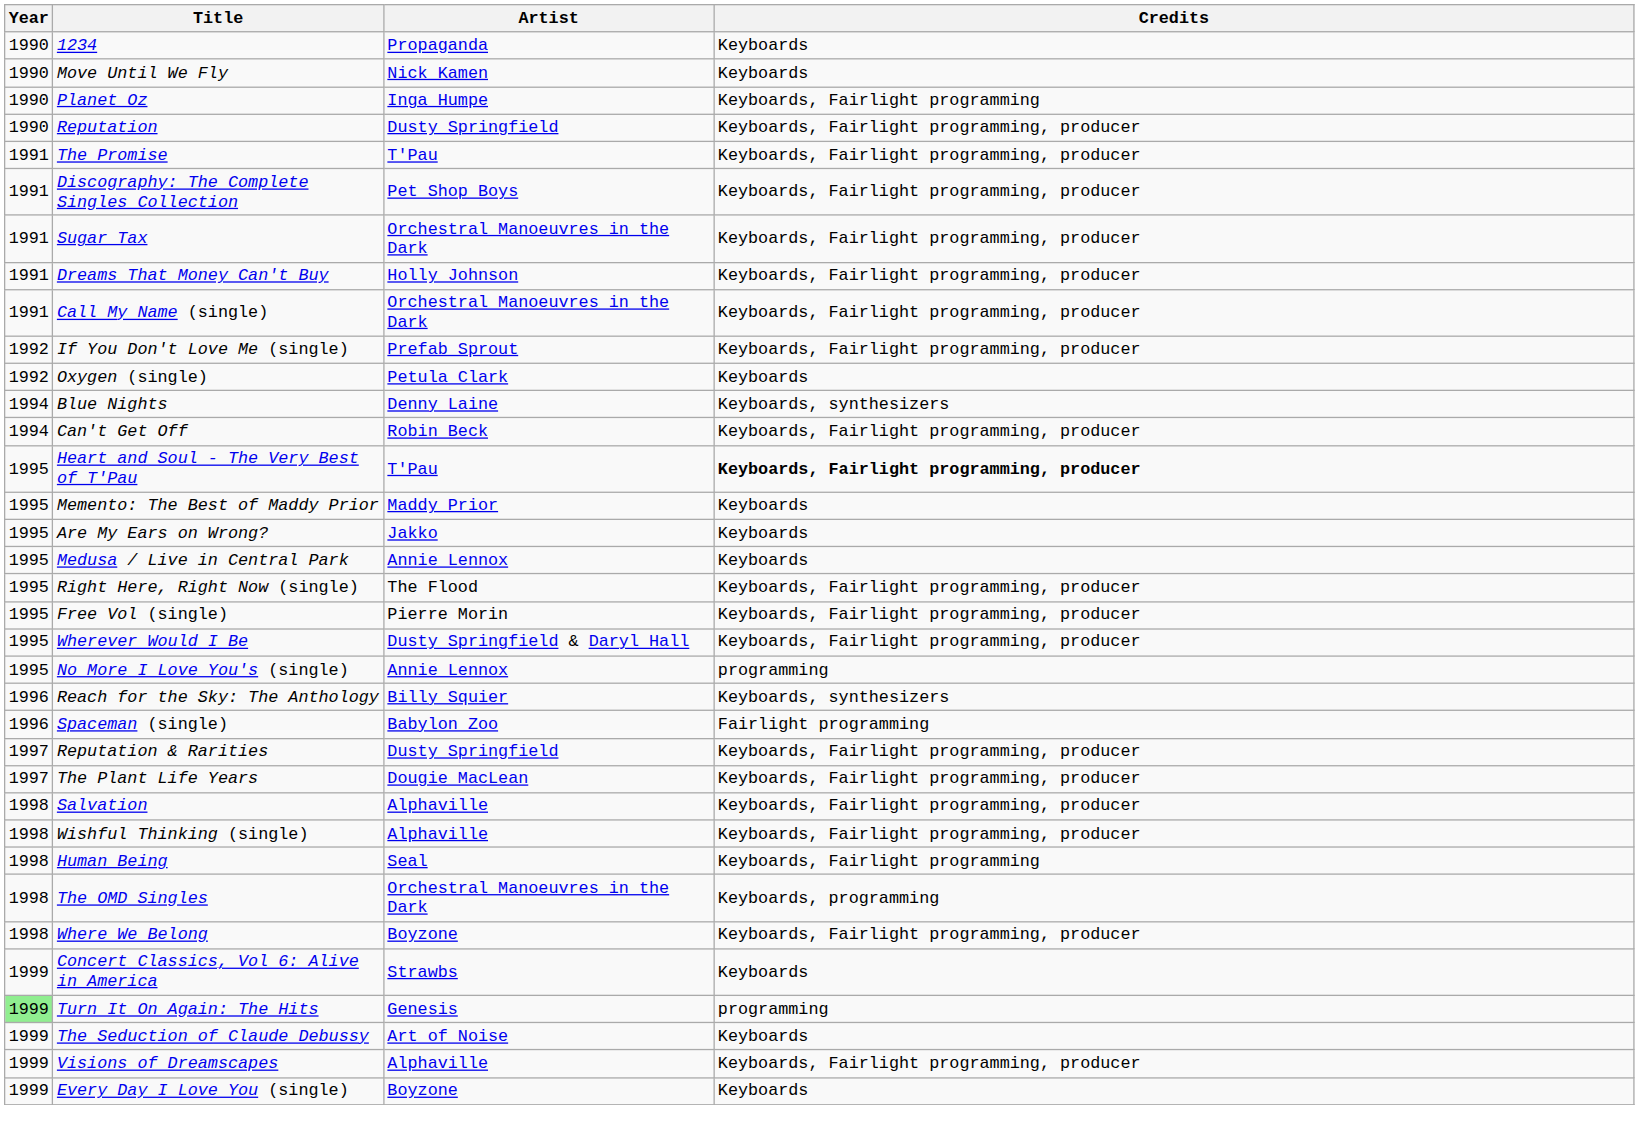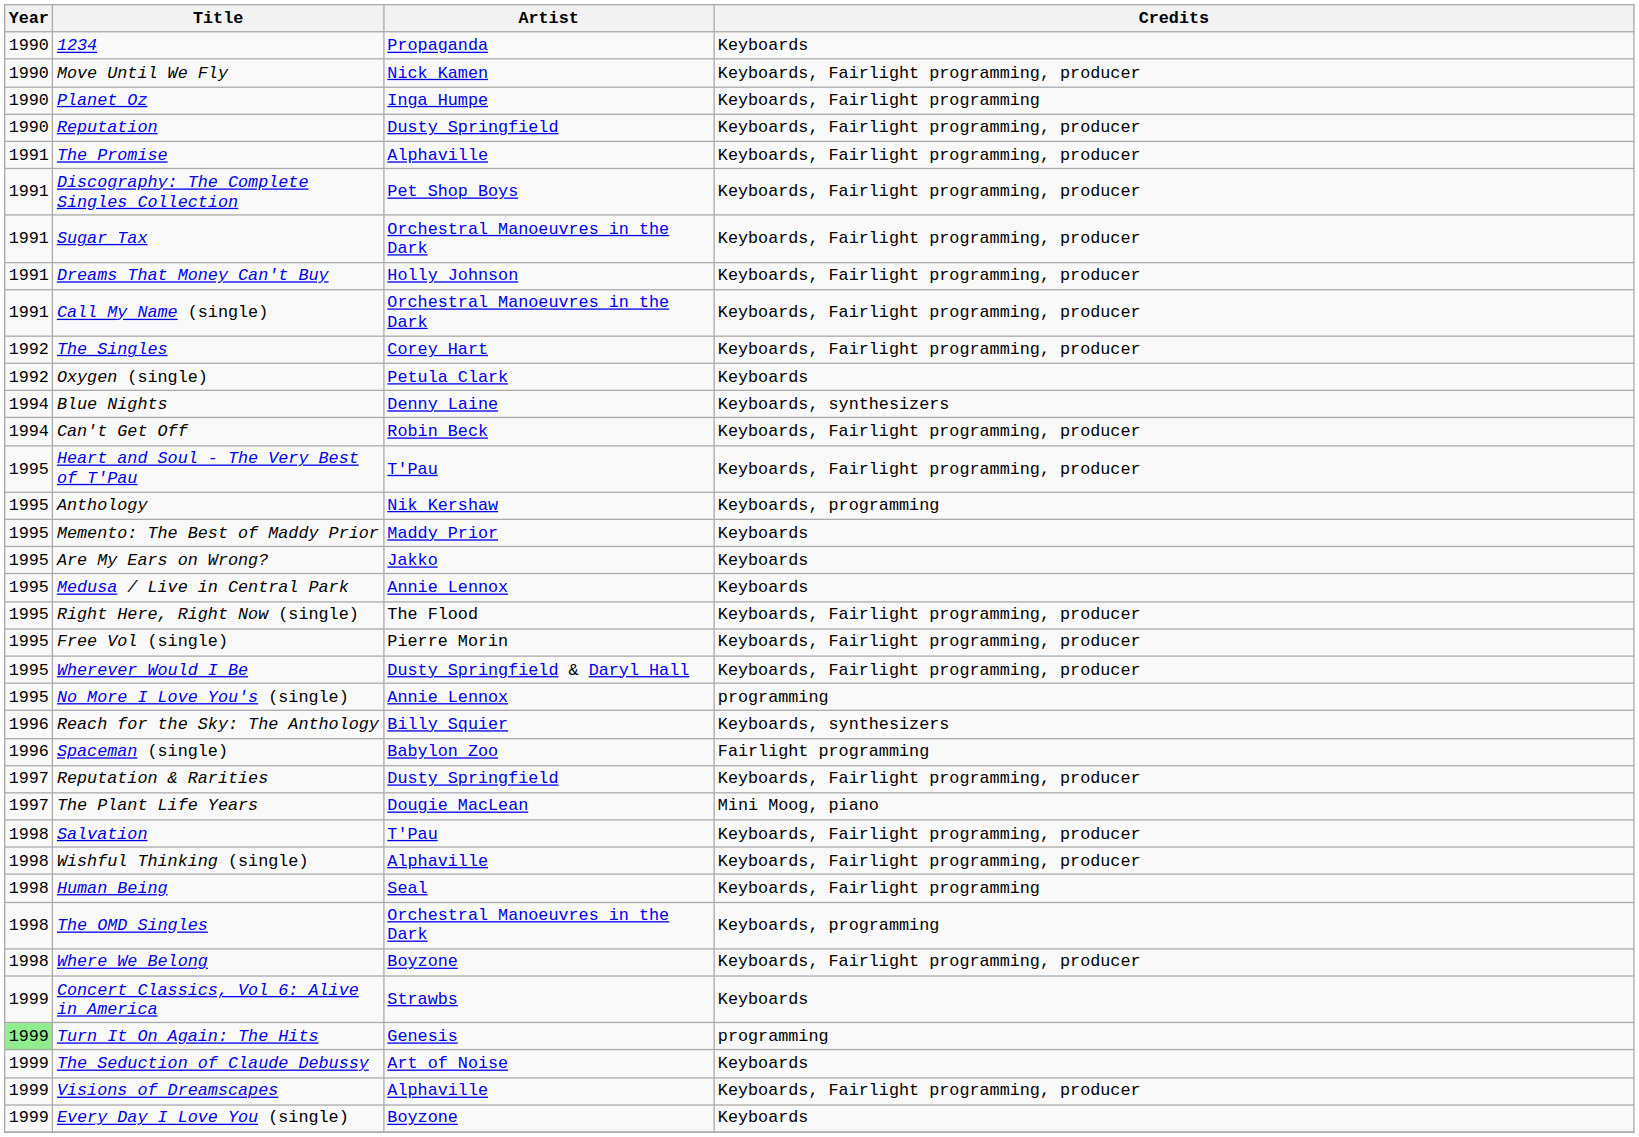(763, 73) Keyboards -> (929, 73) Keyboards, Fairlight programming, producer
(413, 155) T'Pau -> (438, 155) Alphaville
- row: (203, 350)
+ row: (112, 350)
(929, 469) bold -> (929, 469) normal
+ row: (102, 506)
(929, 779) Keyboards, Fairlight programming, producer -> (798, 806) Mini Moog, piano
(438, 806) Alphaville -> (413, 834) T'Pau
